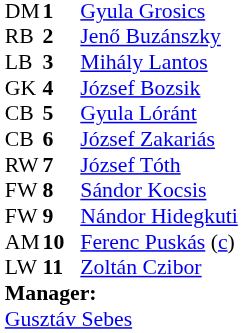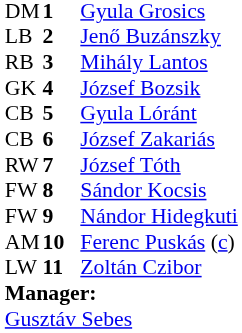(19, 36) RB -> (19, 36) LB
(19, 61) LB -> (19, 61) RB
